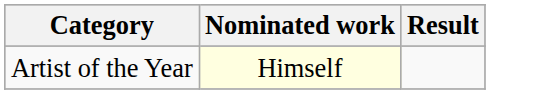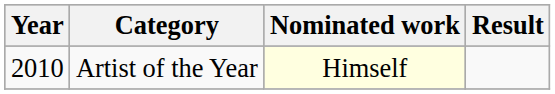+ column: (37, 25)
